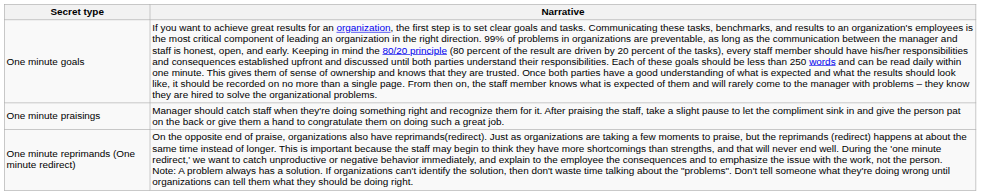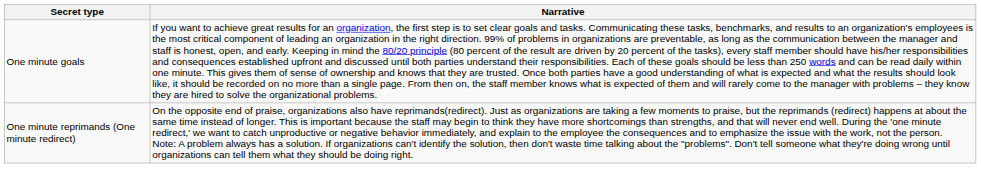- row: (53, 116)
